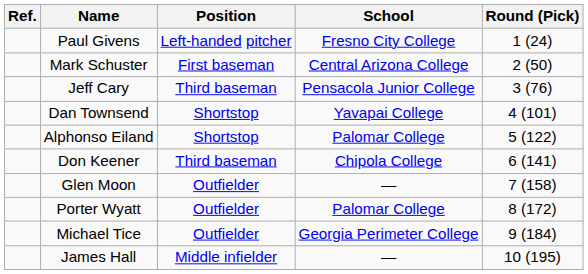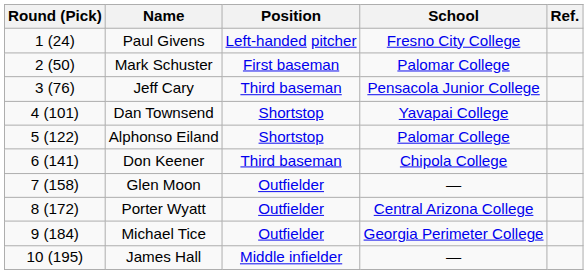columns swapped: (532, 16) <-> (22, 16)
(389, 64) Central Arizona College -> (454, 64) Palomar College
(389, 209) Palomar College -> (454, 209) Central Arizona College
